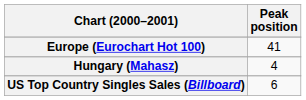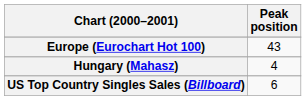(274, 47) 41 -> (274, 47) 43
